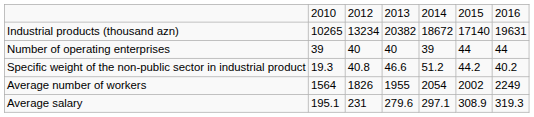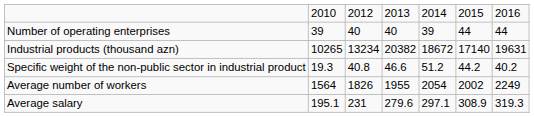rows swapped: (88, 49) <-> (93, 31)
